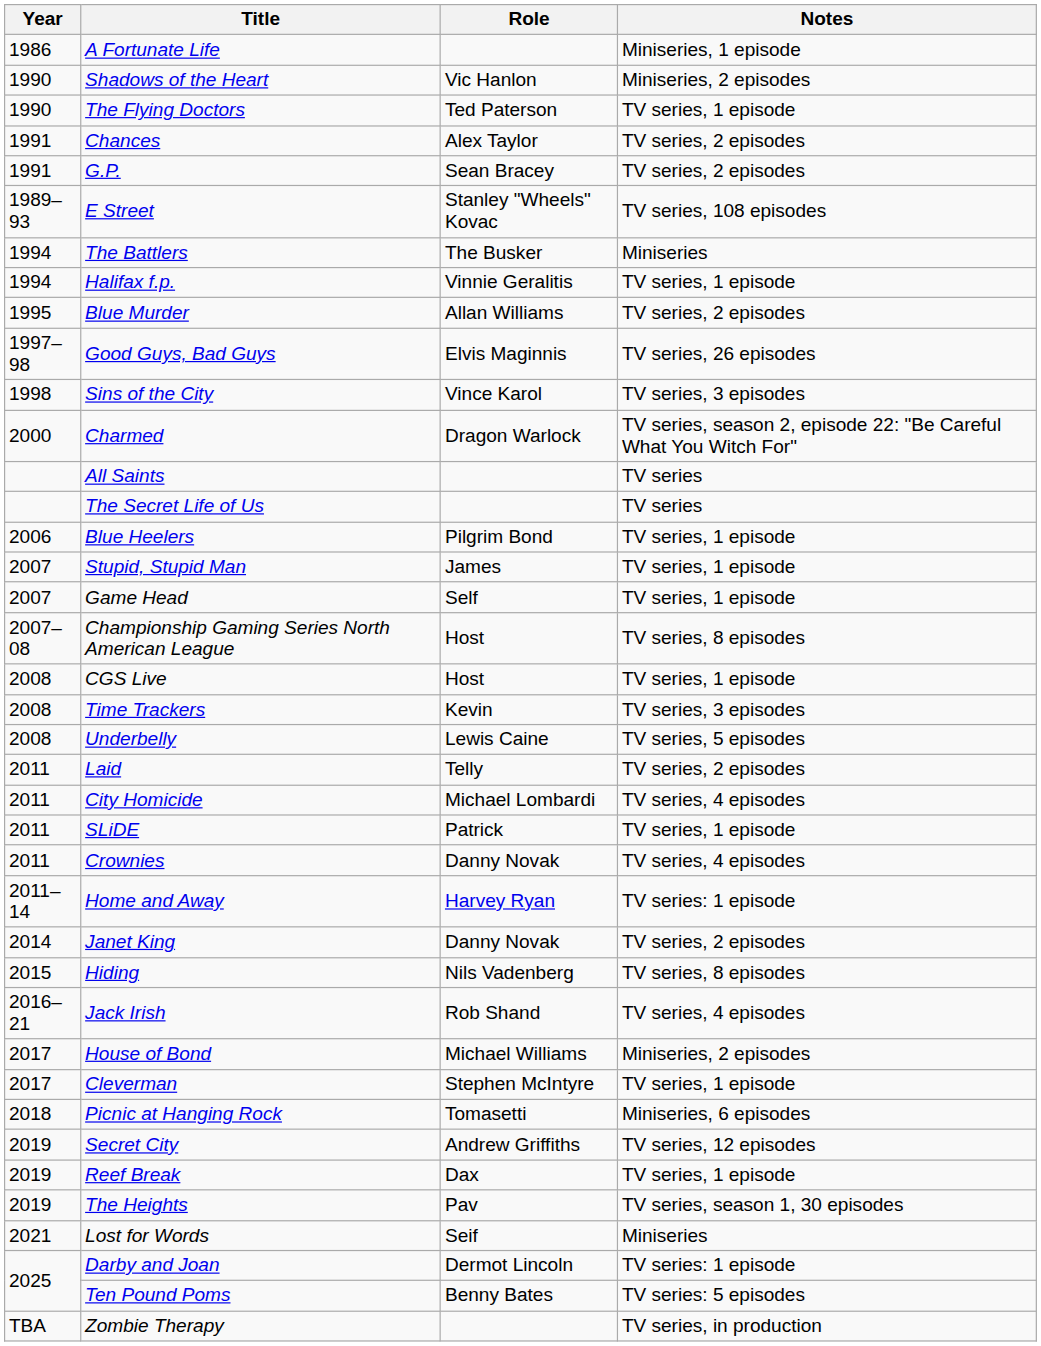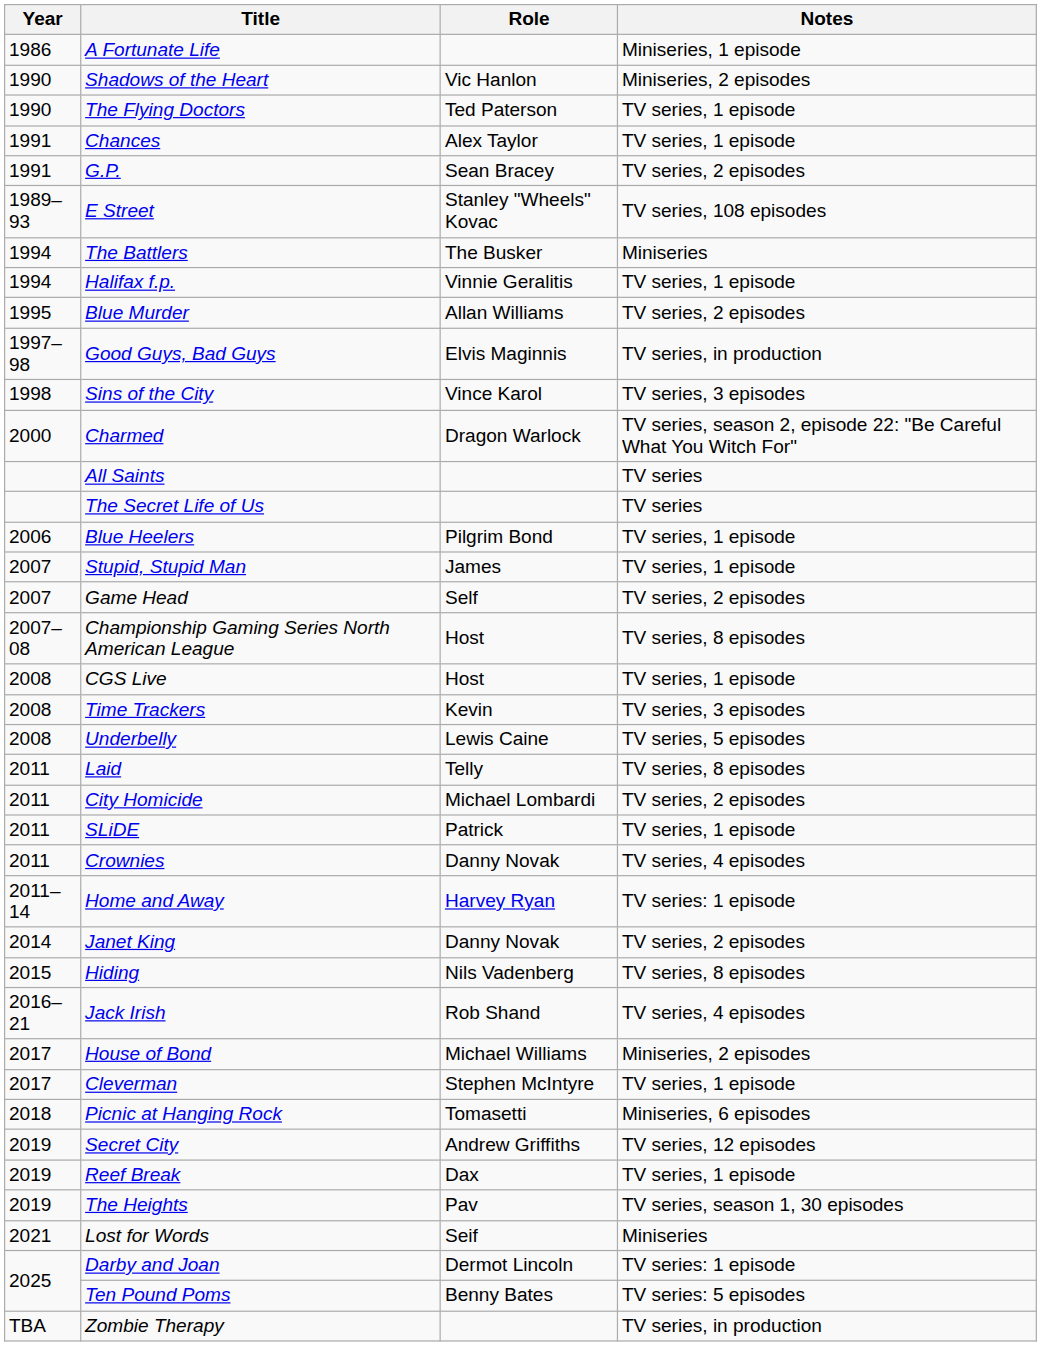(713, 140) TV series, 2 episodes -> (709, 140) TV series, 1 episode
(719, 353) TV series, 26 episodes -> (722, 353) TV series, in production
(709, 597) TV series, 1 episode -> (713, 597) TV series, 2 episodes
(713, 769) TV series, 2 episodes -> (713, 769) TV series, 8 episodes
(713, 799) TV series, 4 episodes -> (713, 799) TV series, 2 episodes
